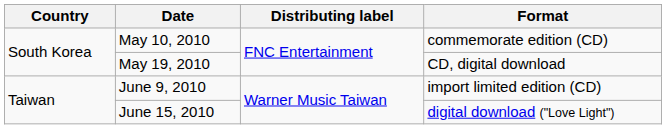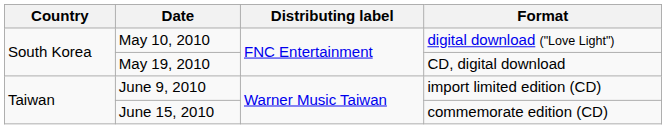(518, 40) commemorate edition (CD) -> (521, 40) digital download ("Love Light")
(521, 111) digital download ("Love Light") -> (518, 111) commemorate edition (CD)
